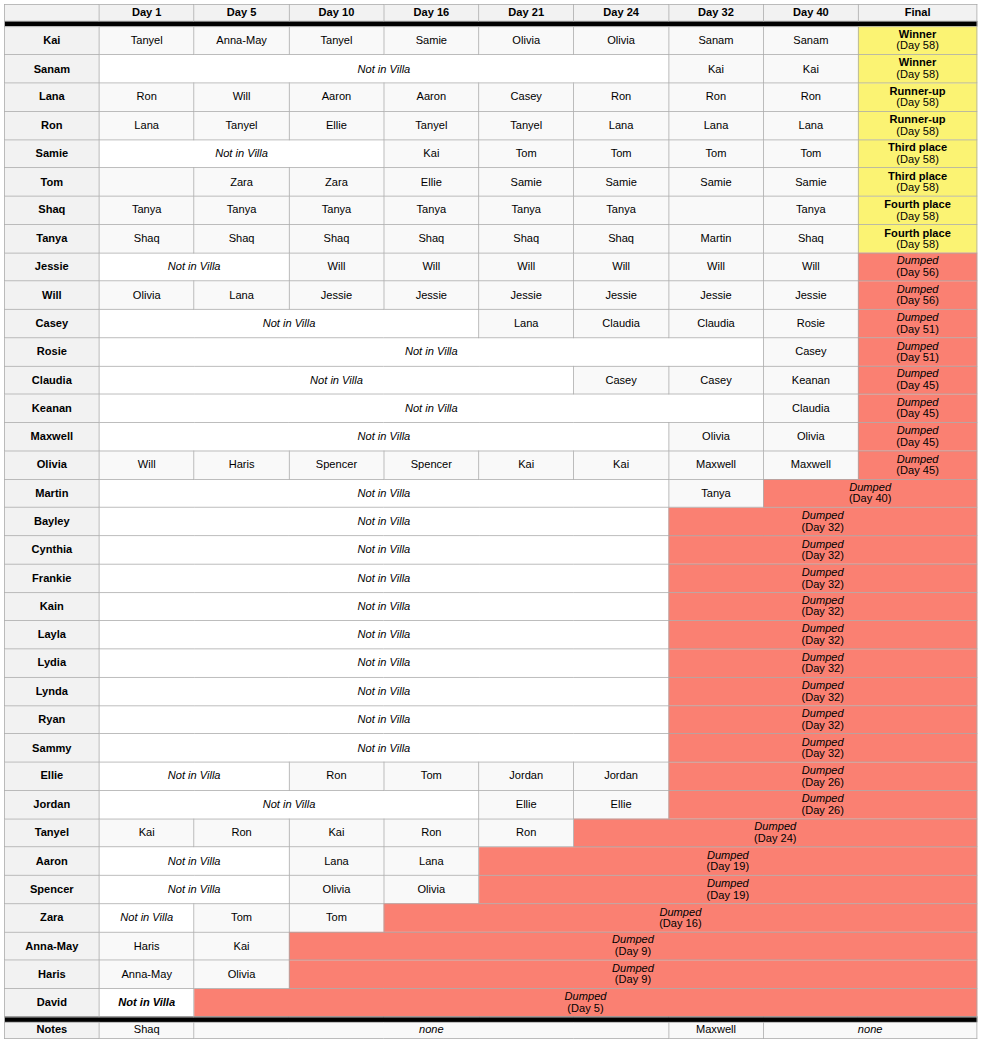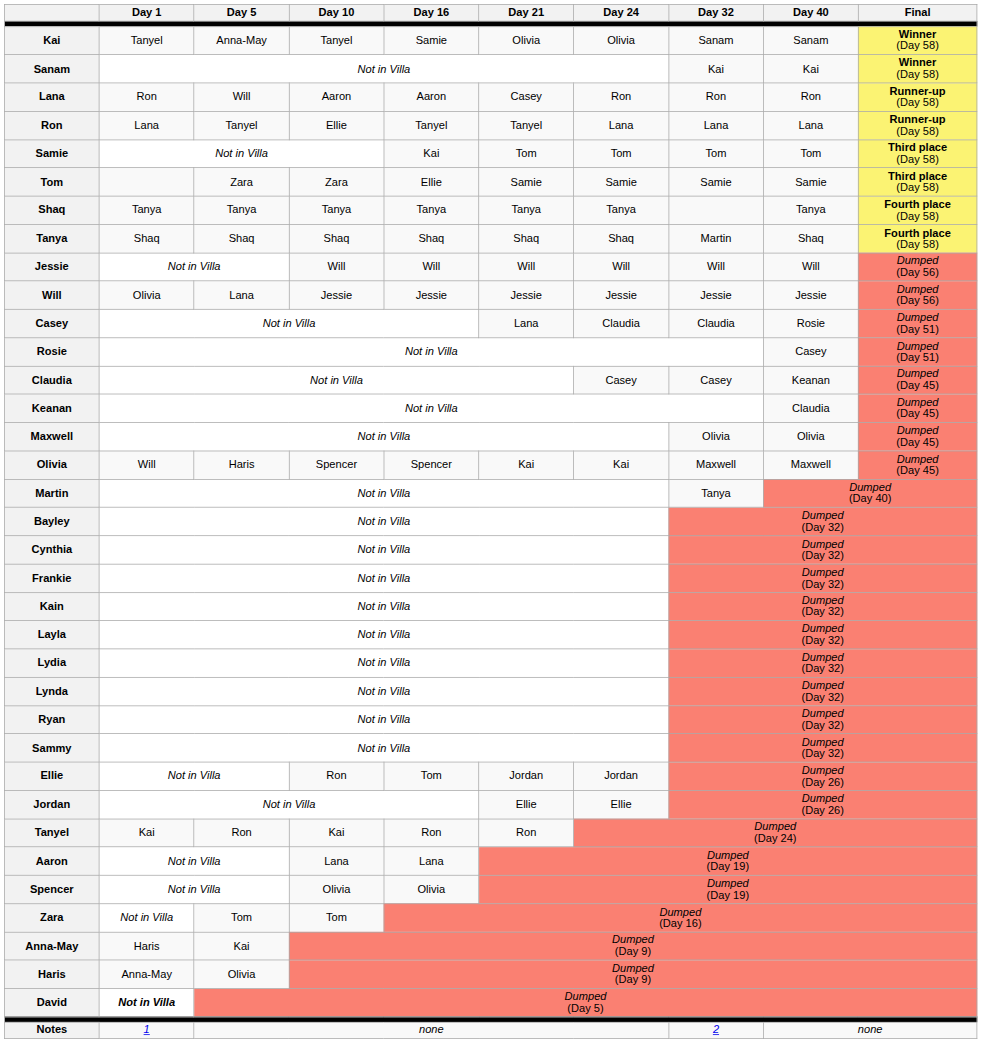(147, 1030) Shaq -> (147, 1030) 1
(716, 1030) Maxwell -> (716, 1030) 2
